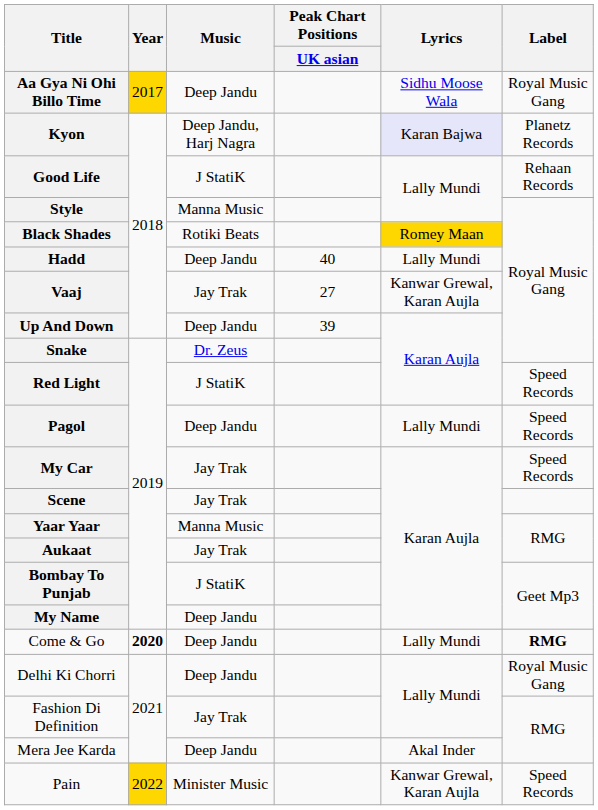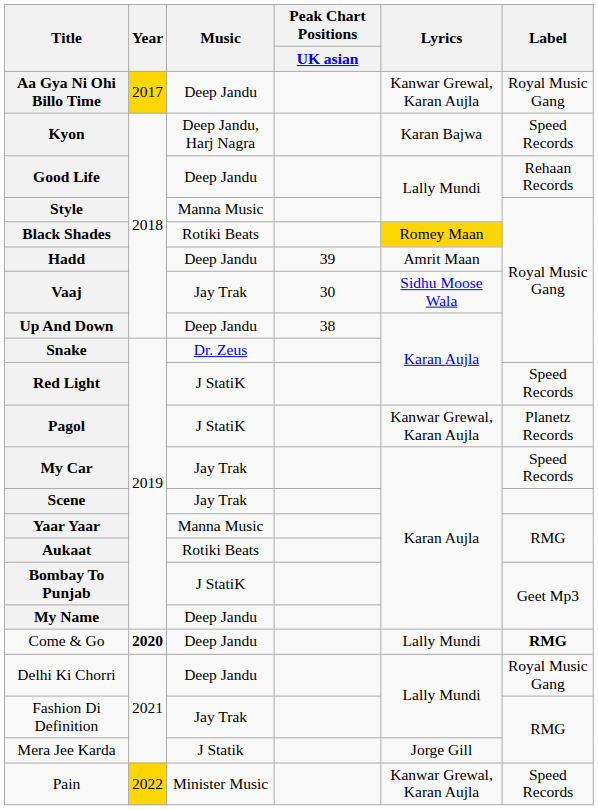(442, 92) Sidhu Moose Wala -> (442, 92) Kanwar Grewal, Karan Aujla
(442, 134) lavender background -> (442, 134) no background
(548, 134) Planetz Records -> (548, 134) Speed Records
(221, 176) J StatiK -> (221, 176) Deep Jandu
(327, 258) 40 -> (327, 258) 39
(442, 258) Lally Mundi -> (442, 258) Amrit Maan
(327, 292) 27 -> (327, 292) 30
(442, 292) Kanwar Grewal, Karan Aujla -> (442, 292) Sidhu Moose Wala
(327, 325) 39 -> (327, 325) 38
(221, 425) Deep Jandu -> (221, 425) J StatiK
(442, 425) Lally Mundi -> (442, 425) Kanwar Grewal, Karan Aujla
(548, 425) Speed Records -> (548, 425) Planetz Records
(221, 550) Jay Trak -> (221, 550) Rotiki Beats
(221, 750) Deep Jandu -> (221, 750) J Statik
(442, 750) Akal Inder -> (442, 750) Jorge Gill
